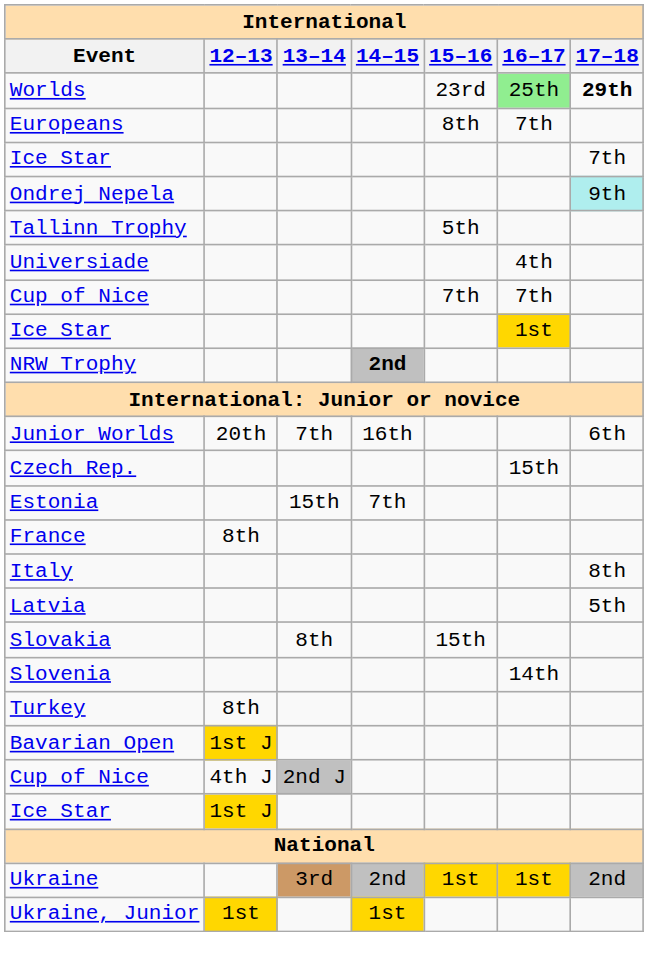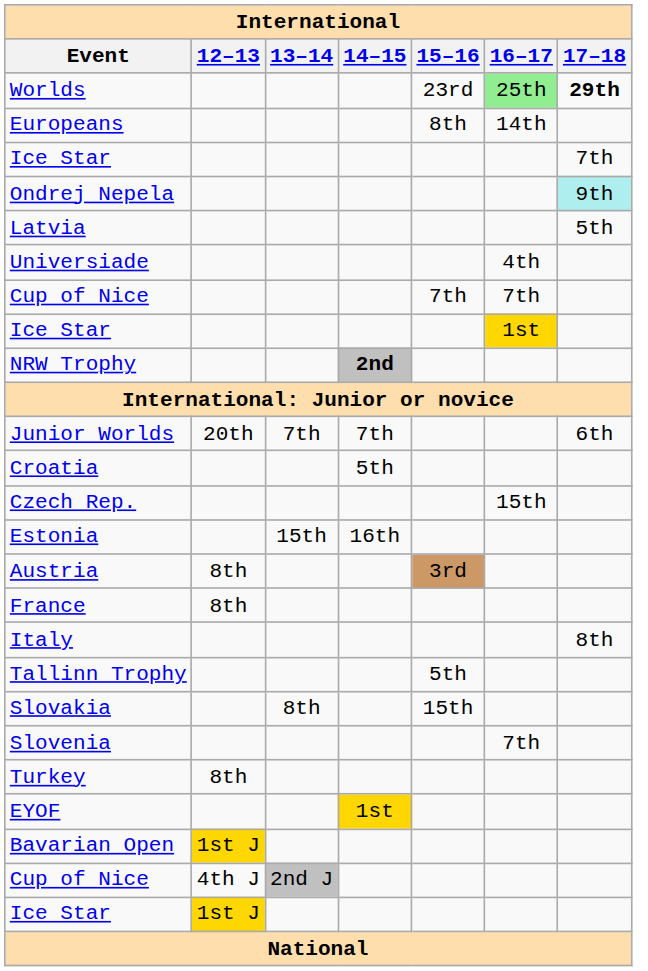(534, 125) 7th -> (521, 125) 14th
rows swapped: (98, 228) <-> (48, 605)
(387, 434) 16th -> (375, 434) 7th
+ row: (54, 468)
(387, 503) 7th -> (375, 537) 16th
+ row: (54, 571)
(534, 674) 14th -> (521, 743) 7th
+ row: (35, 811)
- row: (54, 880)
- row: (105, 914)
